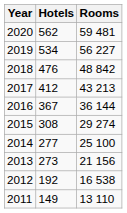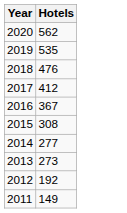- column: (99, 13)
(48, 50) 534 -> (48, 50) 535
